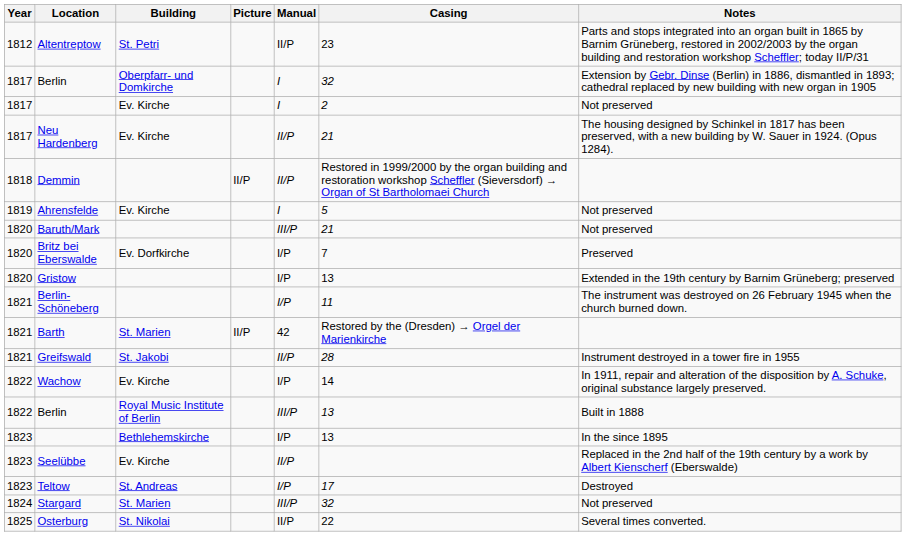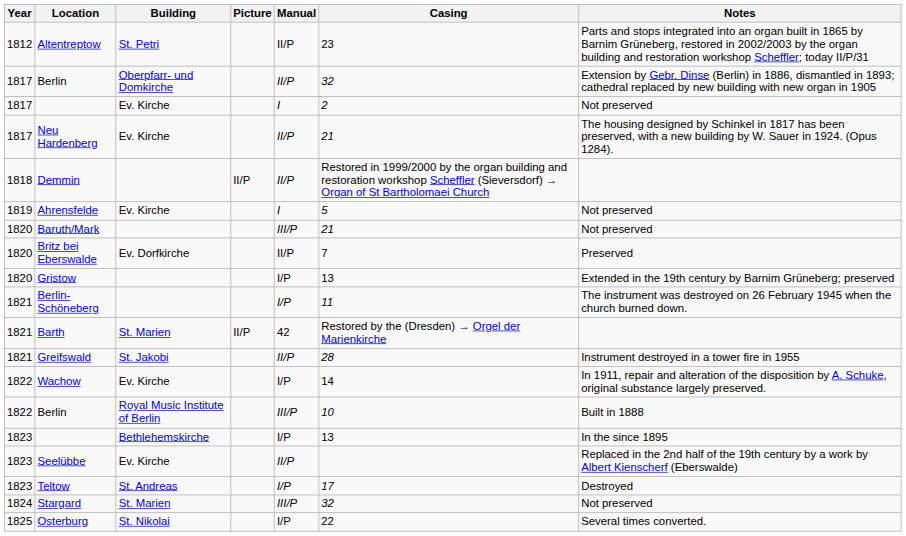(278, 81) I -> (285, 81) II/P
(284, 253) I/P -> (285, 253) II/P
(328, 412) 13 -> (328, 412) 10
(285, 521) II/P -> (284, 521) I/P
